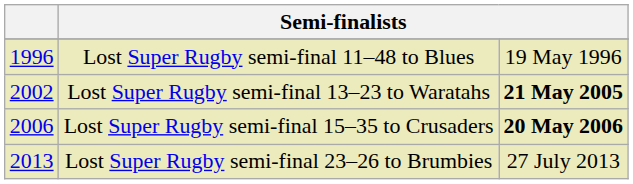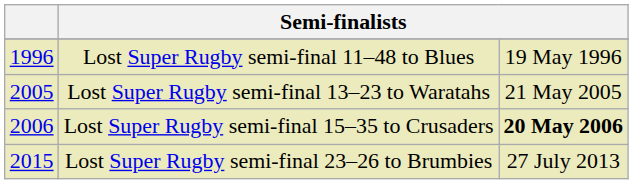(32, 91) 2002 -> (32, 91) 2005
(563, 91) bold -> (563, 91) normal
(32, 160) 2013 -> (32, 160) 2015
